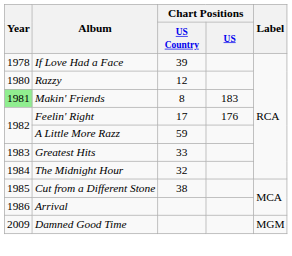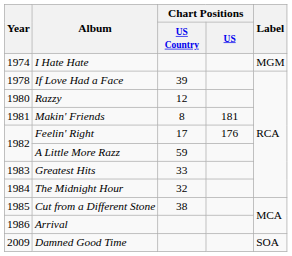+ row: (62, 62)
(18, 98) lightgreen background -> (18, 116) no background
(230, 98) 183 -> (230, 116) 181
(270, 224) MGM -> (268, 242) SOA
